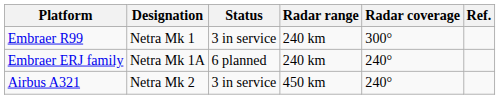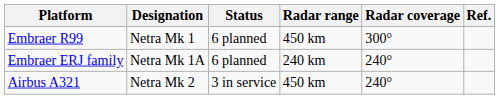(244, 37) 3 in service -> (239, 37) 6 planned
(304, 37) 240 km -> (304, 37) 450 km
